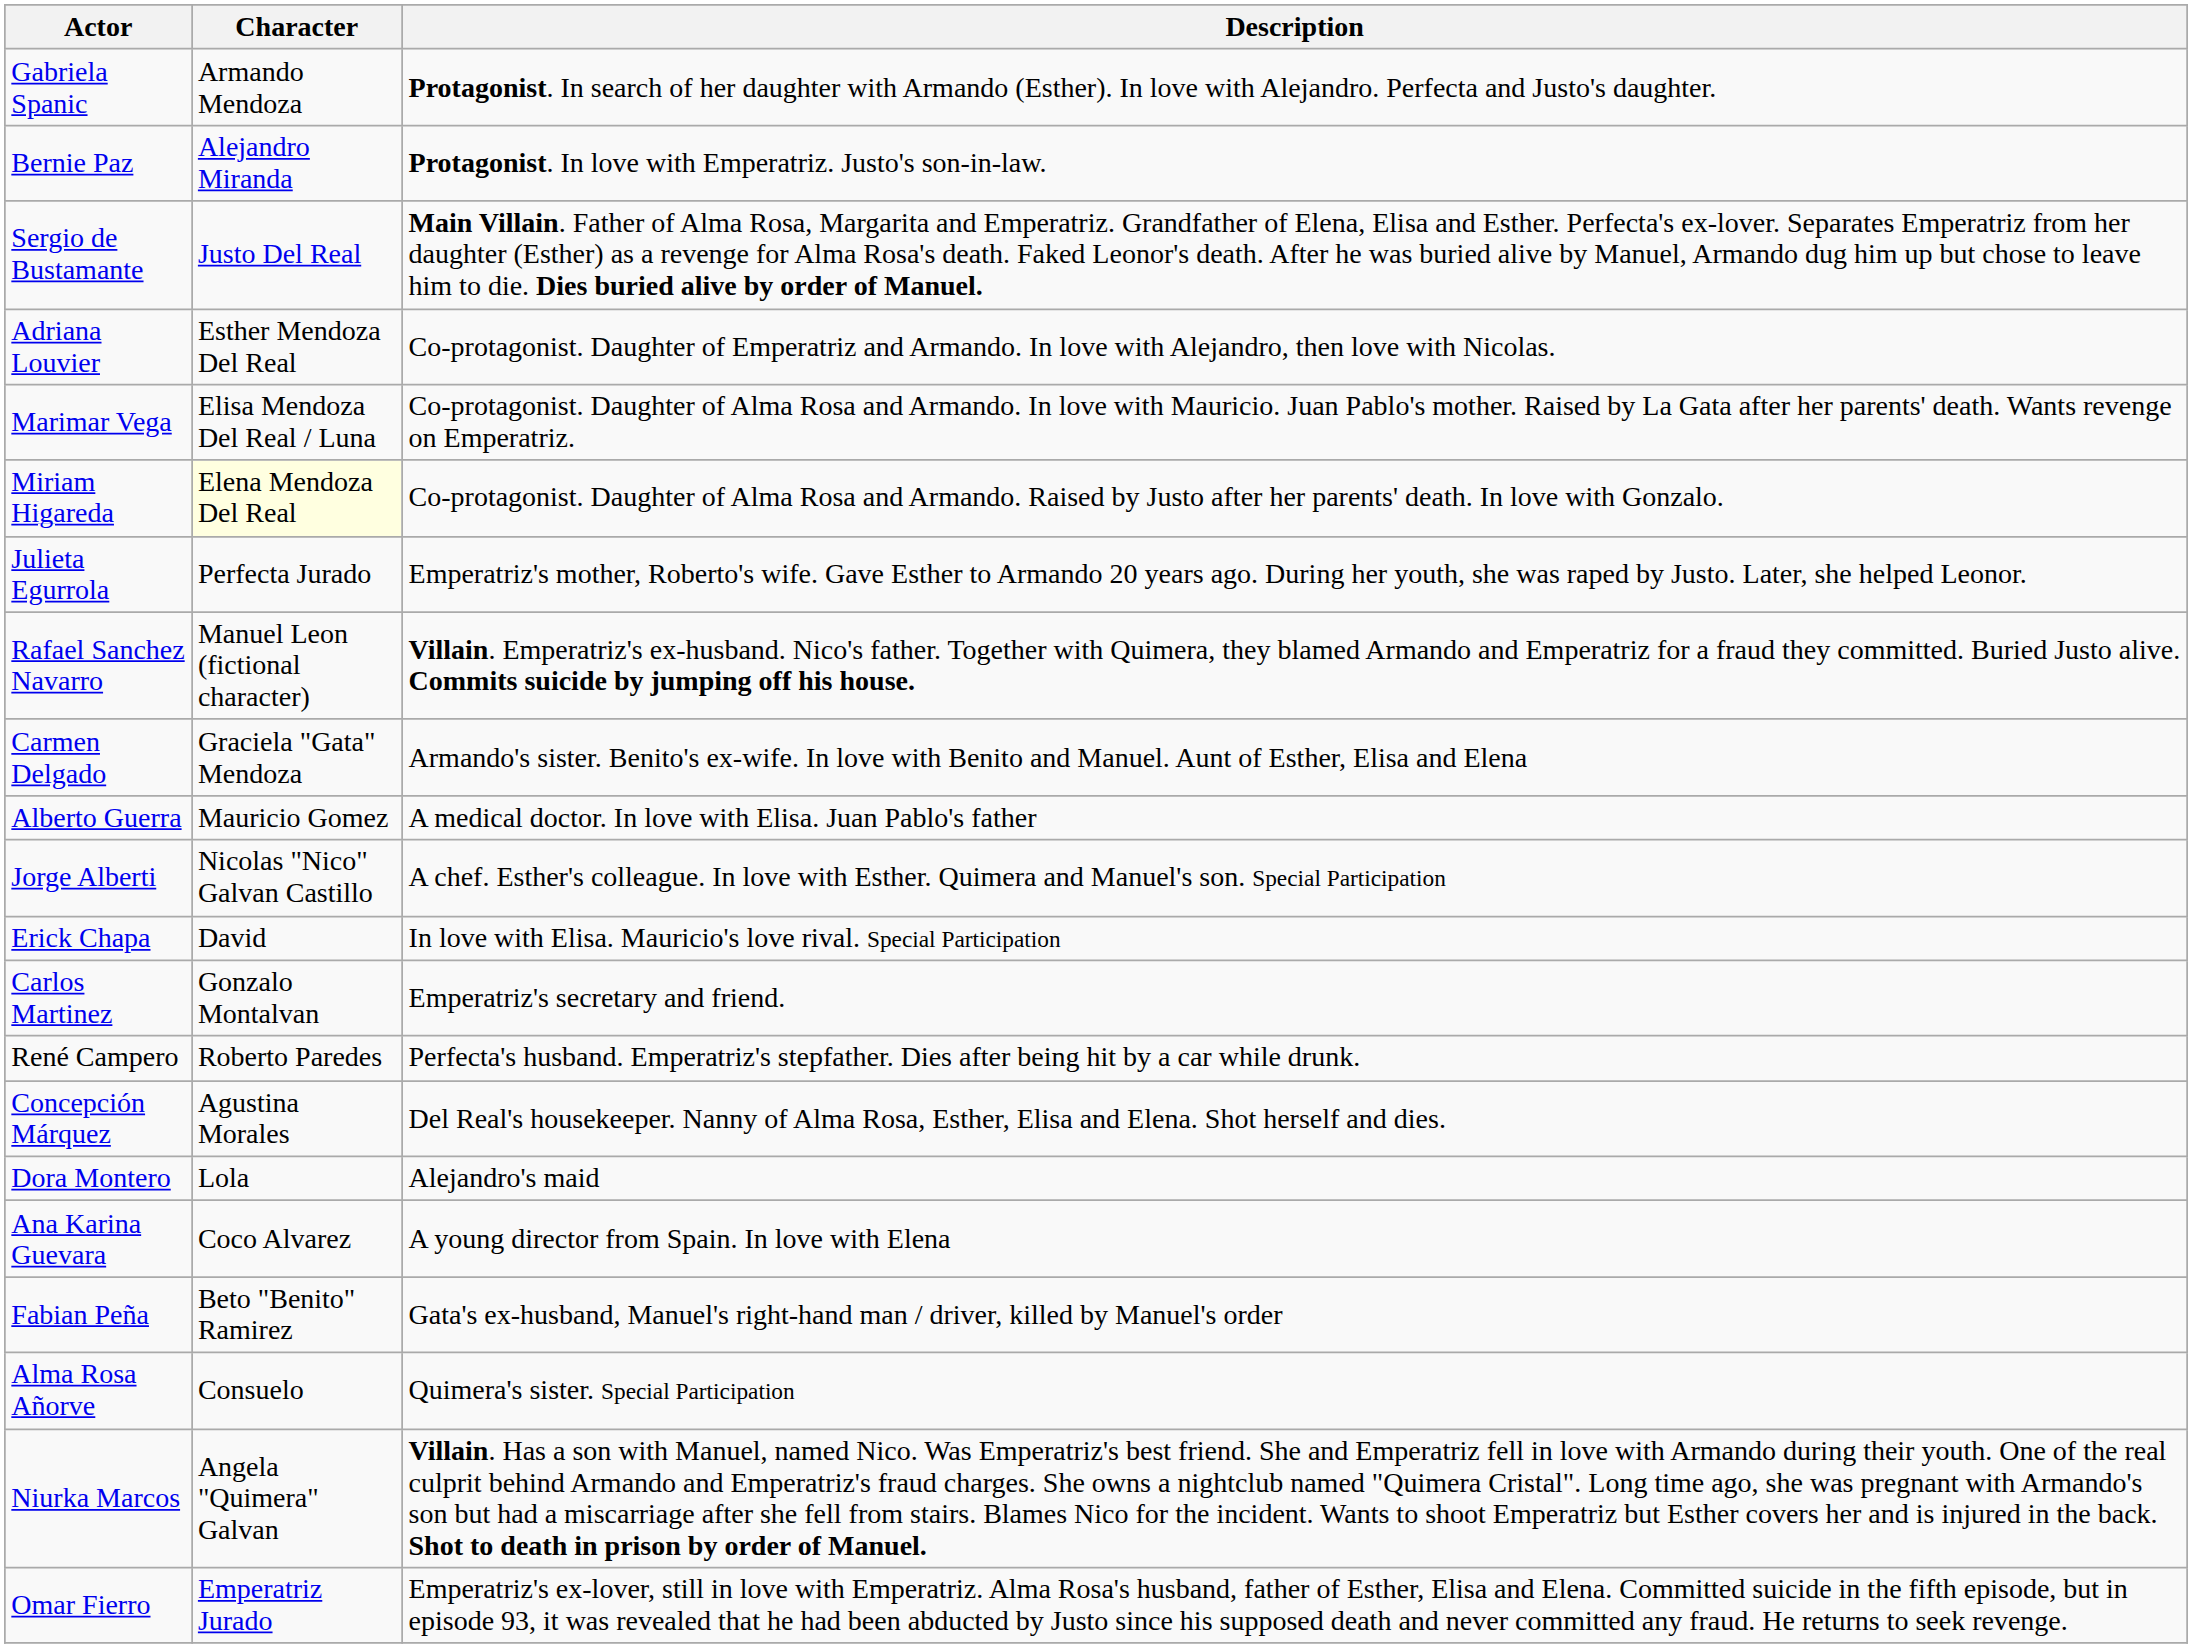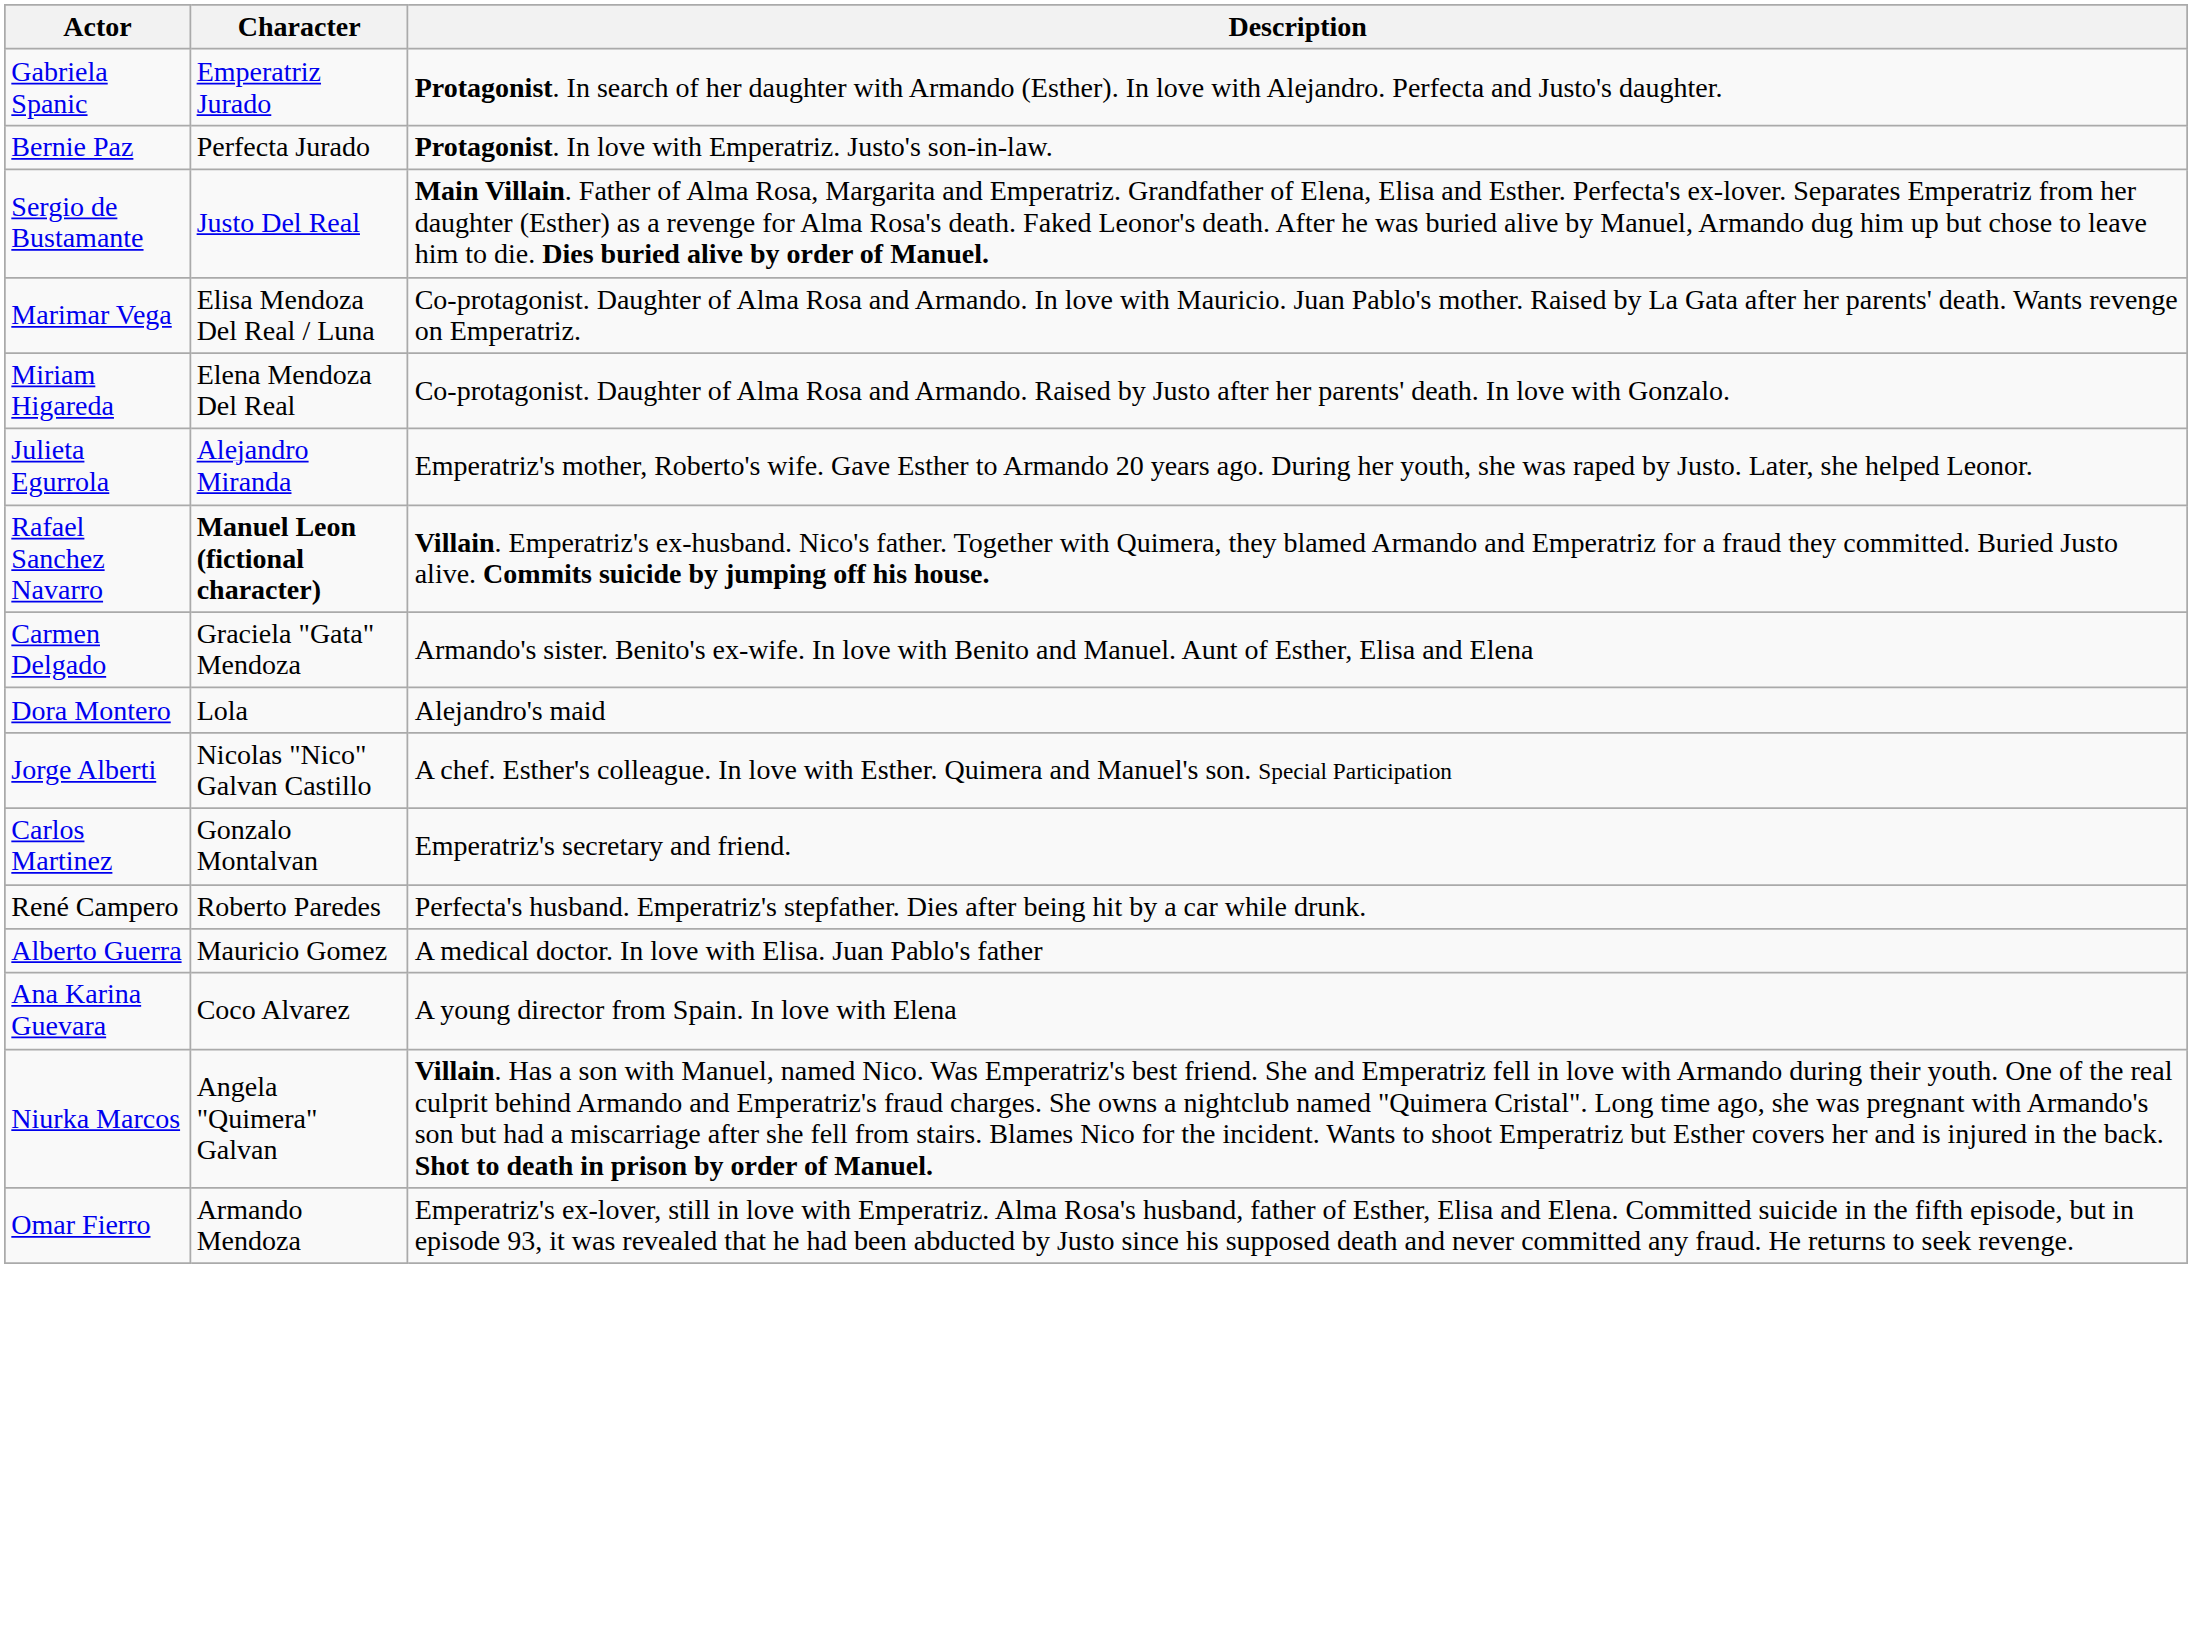(251, 86) Armando Mendoza -> (259, 86) Emperatriz Jurado
(254, 162) Alejandro Miranda -> (283, 147) Perfecta Jurado
- row: (56, 346)
(285, 497) lightyellow background -> (284, 390) no background
(285, 573) Perfecta Jurado -> (253, 466) Alejandro Miranda
(273, 665) normal -> (276, 558) bold
rows swapped: (96, 817) <-> (91, 1178)
- row: (81, 937)
- row: (78, 1118)
- row: (80, 1314)
- row: (74, 1390)
(260, 1604) Emperatriz Jurado -> (250, 1225) Armando Mendoza
